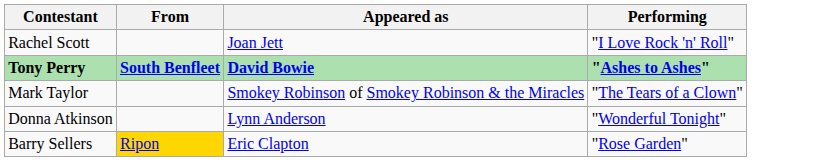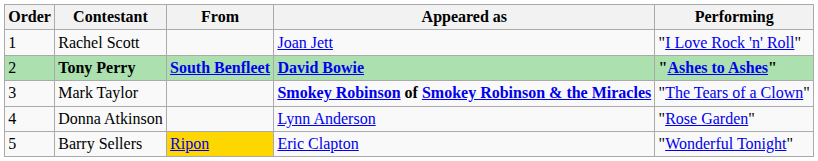+ column: (30, 17)
(406, 93) normal -> (464, 93) bold
(659, 118) "Wonderful Tonight" -> (707, 118) "Rose Garden"
(640, 144) "Rose Garden" -> (726, 144) "Wonderful Tonight"
